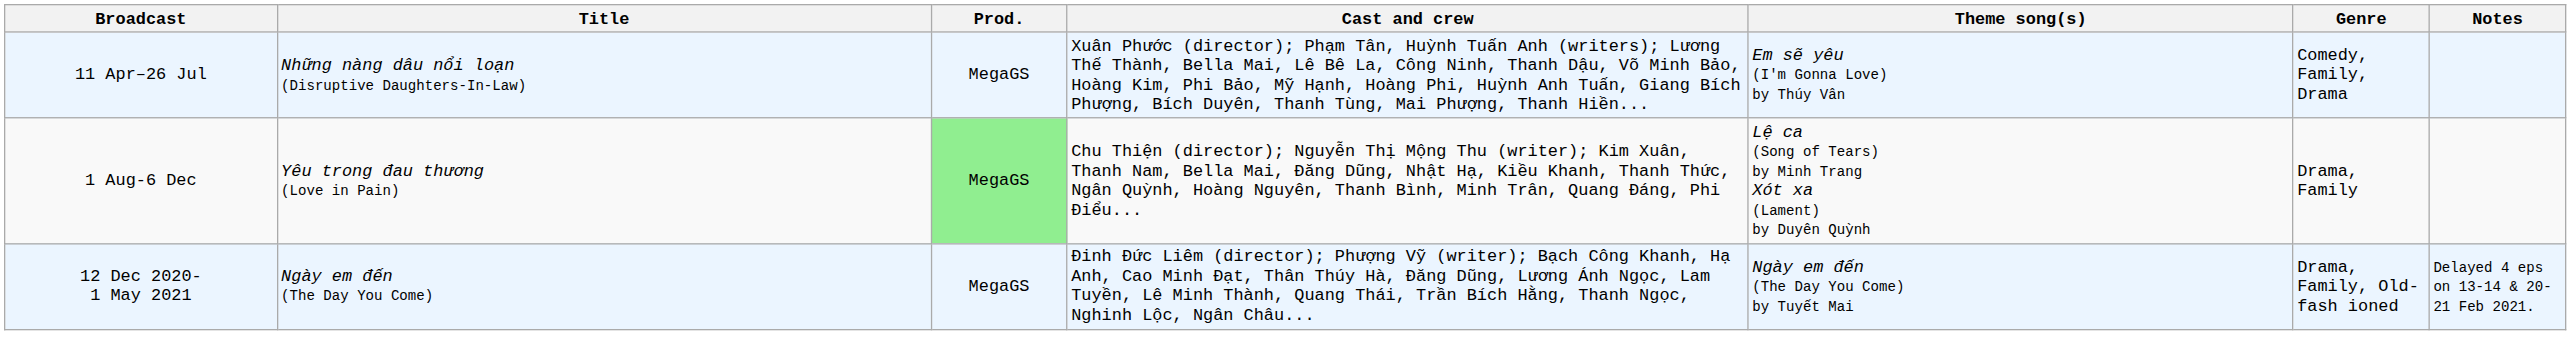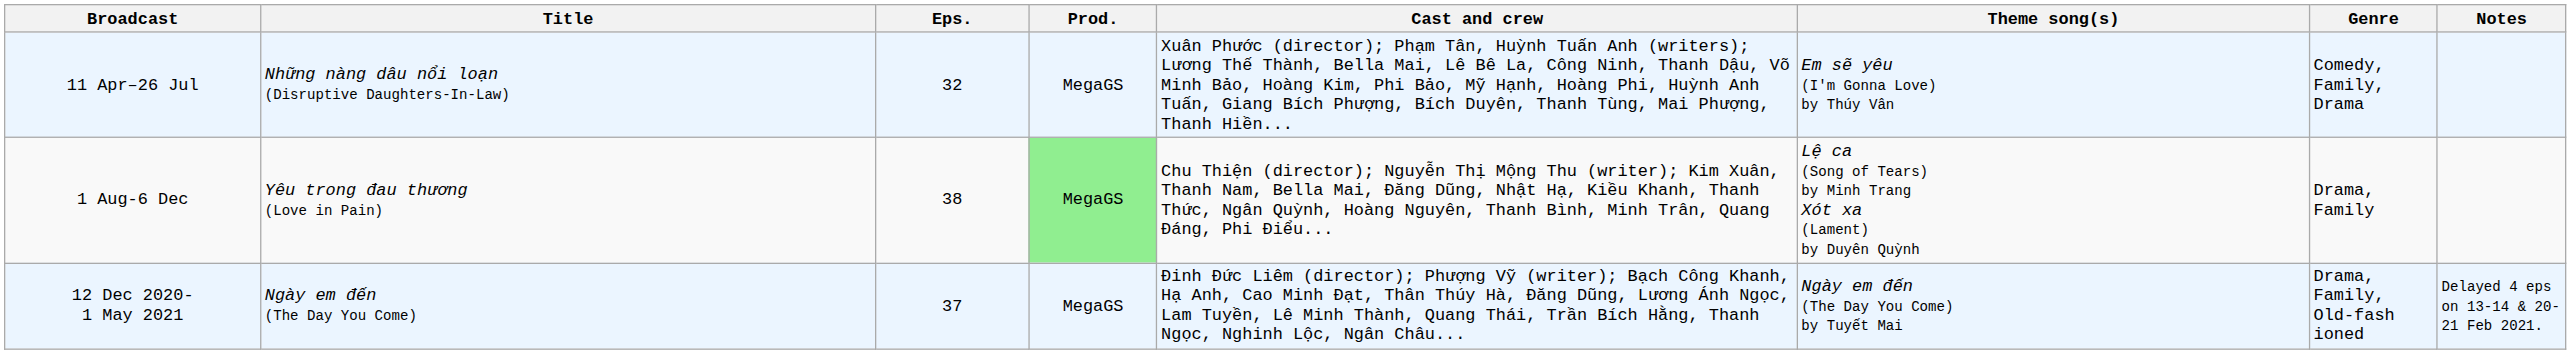+ column: (952, 18)
